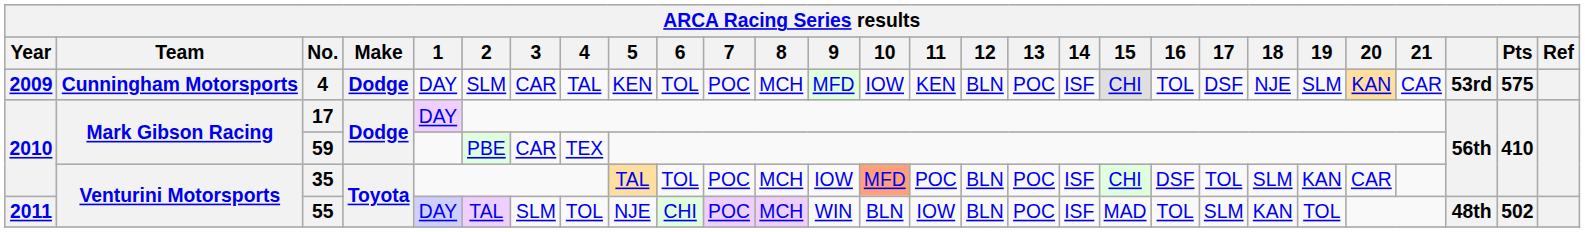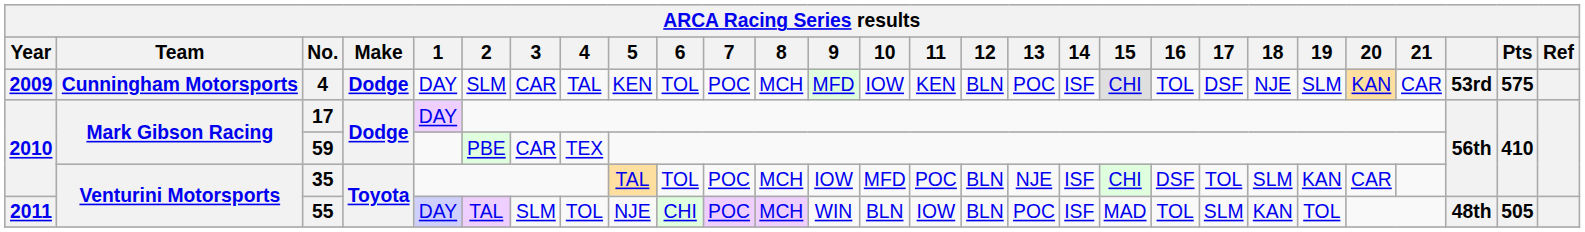(885, 180) lightsalmon background -> (885, 180) no background
(1034, 180) POC -> (1034, 180) NJE
(1517, 212) 502 -> (1517, 212) 505
